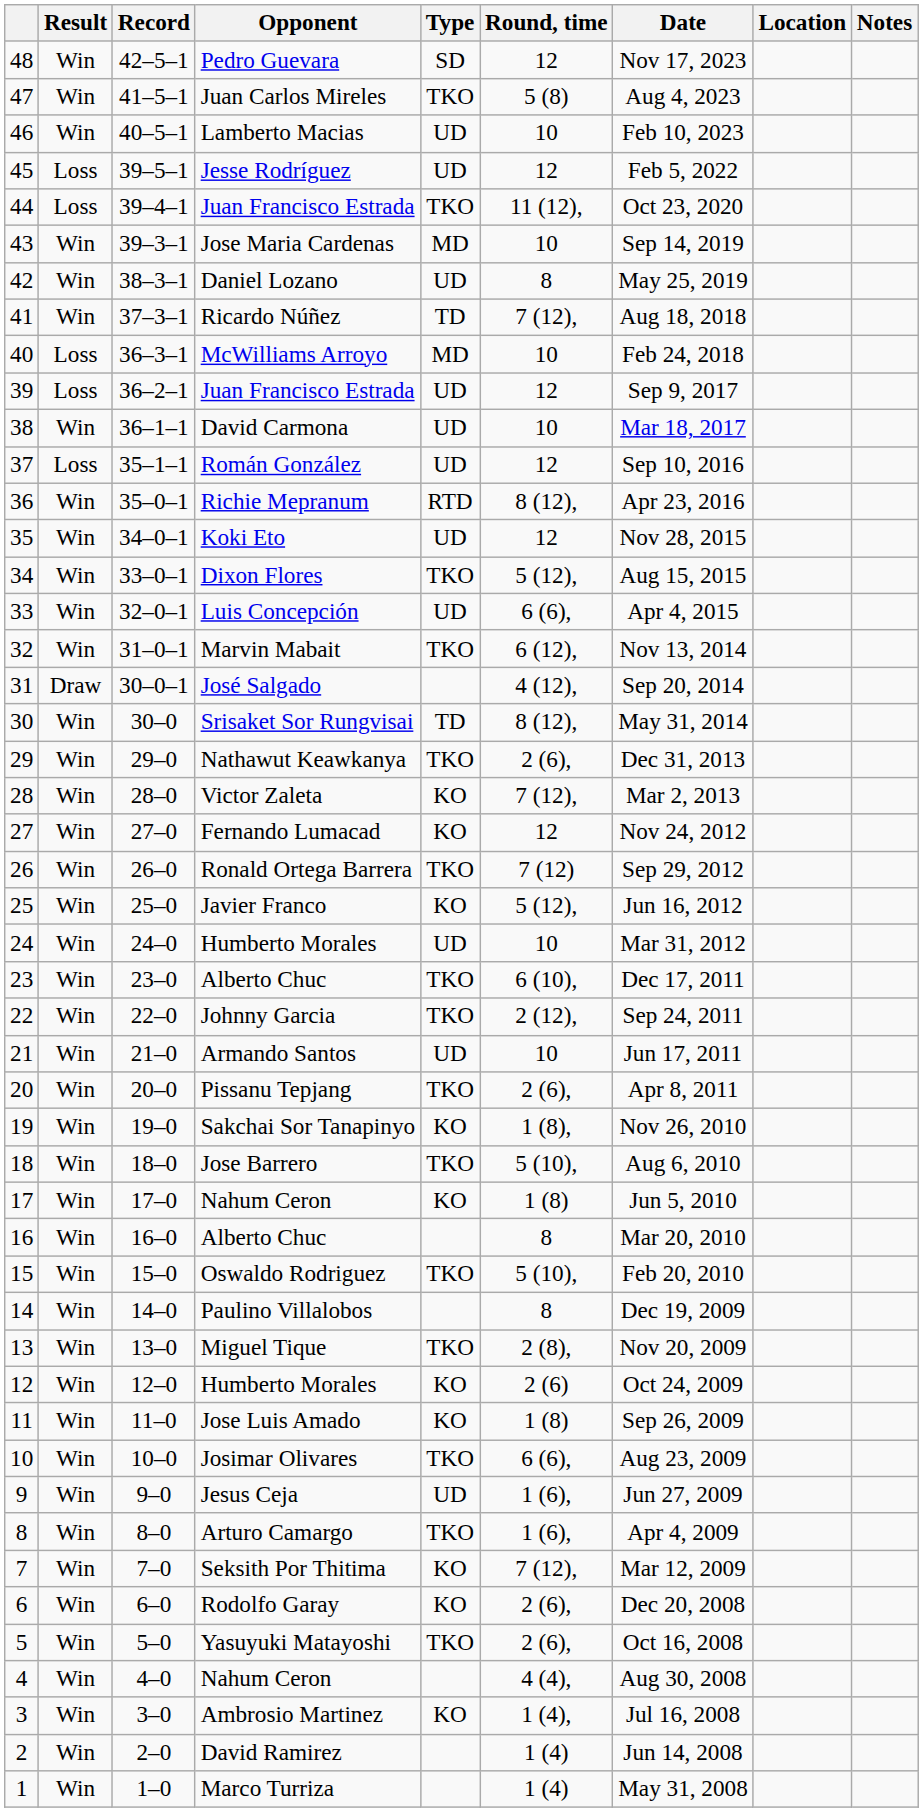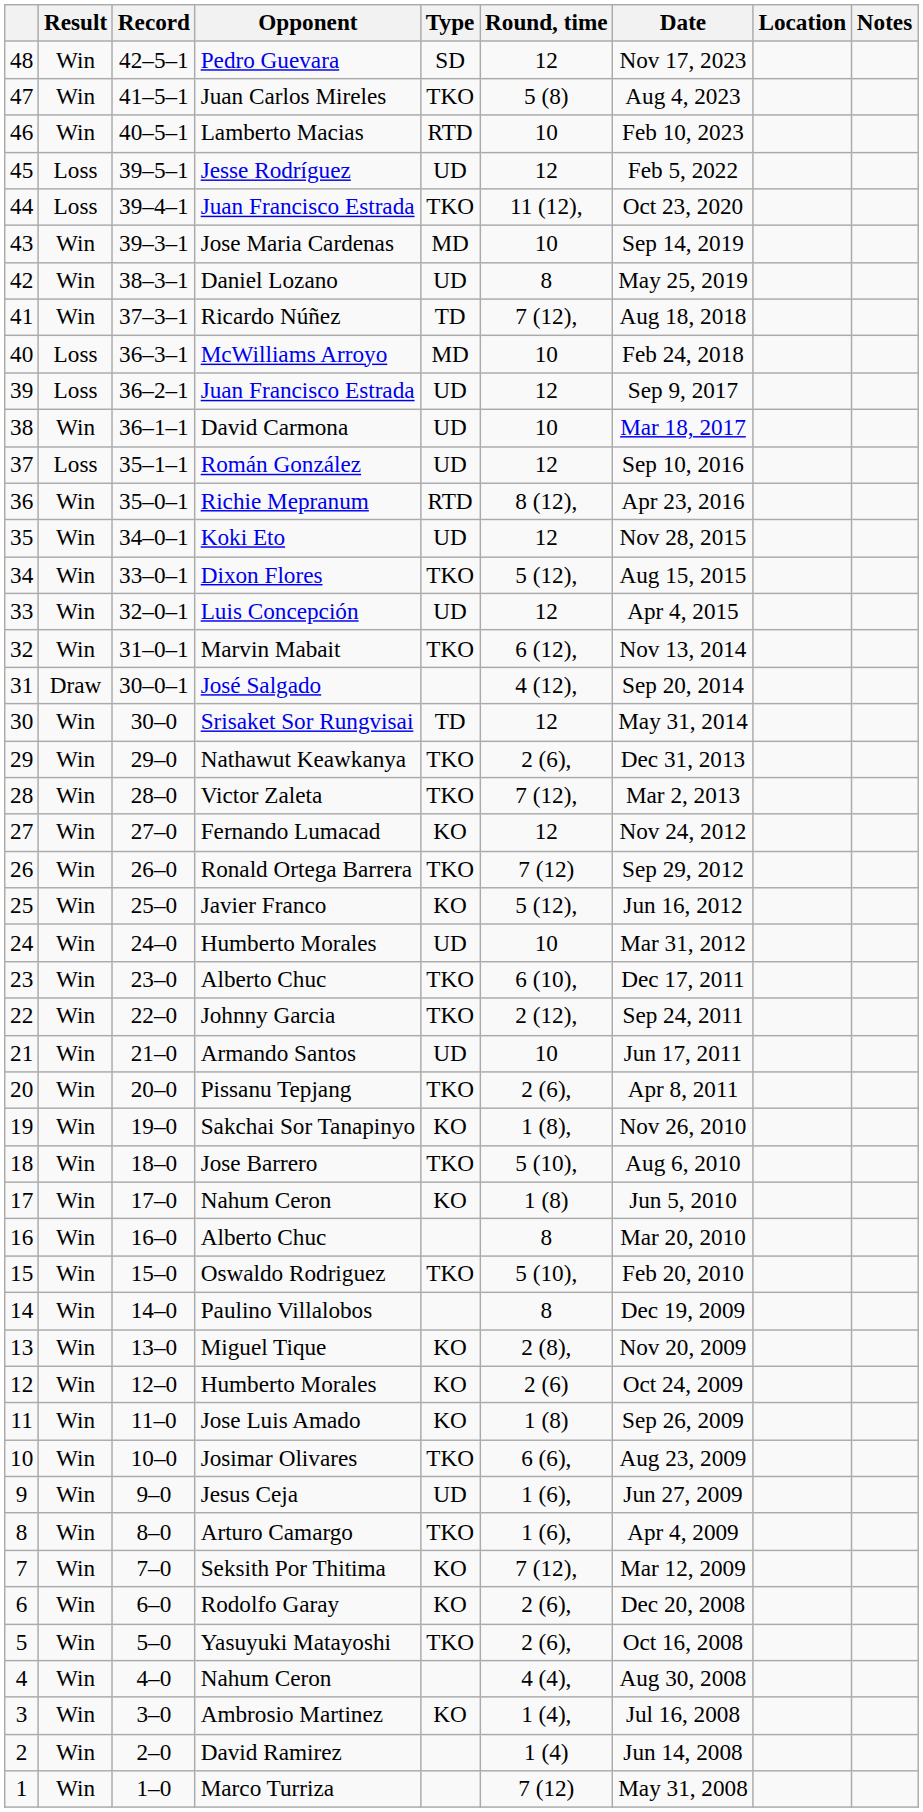(450, 133) UD -> (450, 133) RTD
(546, 611) 6 (6), -> (546, 611) 12
(546, 721) 8 (12), -> (546, 721) 12
(450, 795) KO -> (450, 795) TKO
(450, 1347) TKO -> (450, 1347) KO
(546, 1788) 1 (4) -> (546, 1788) 7 (12)
